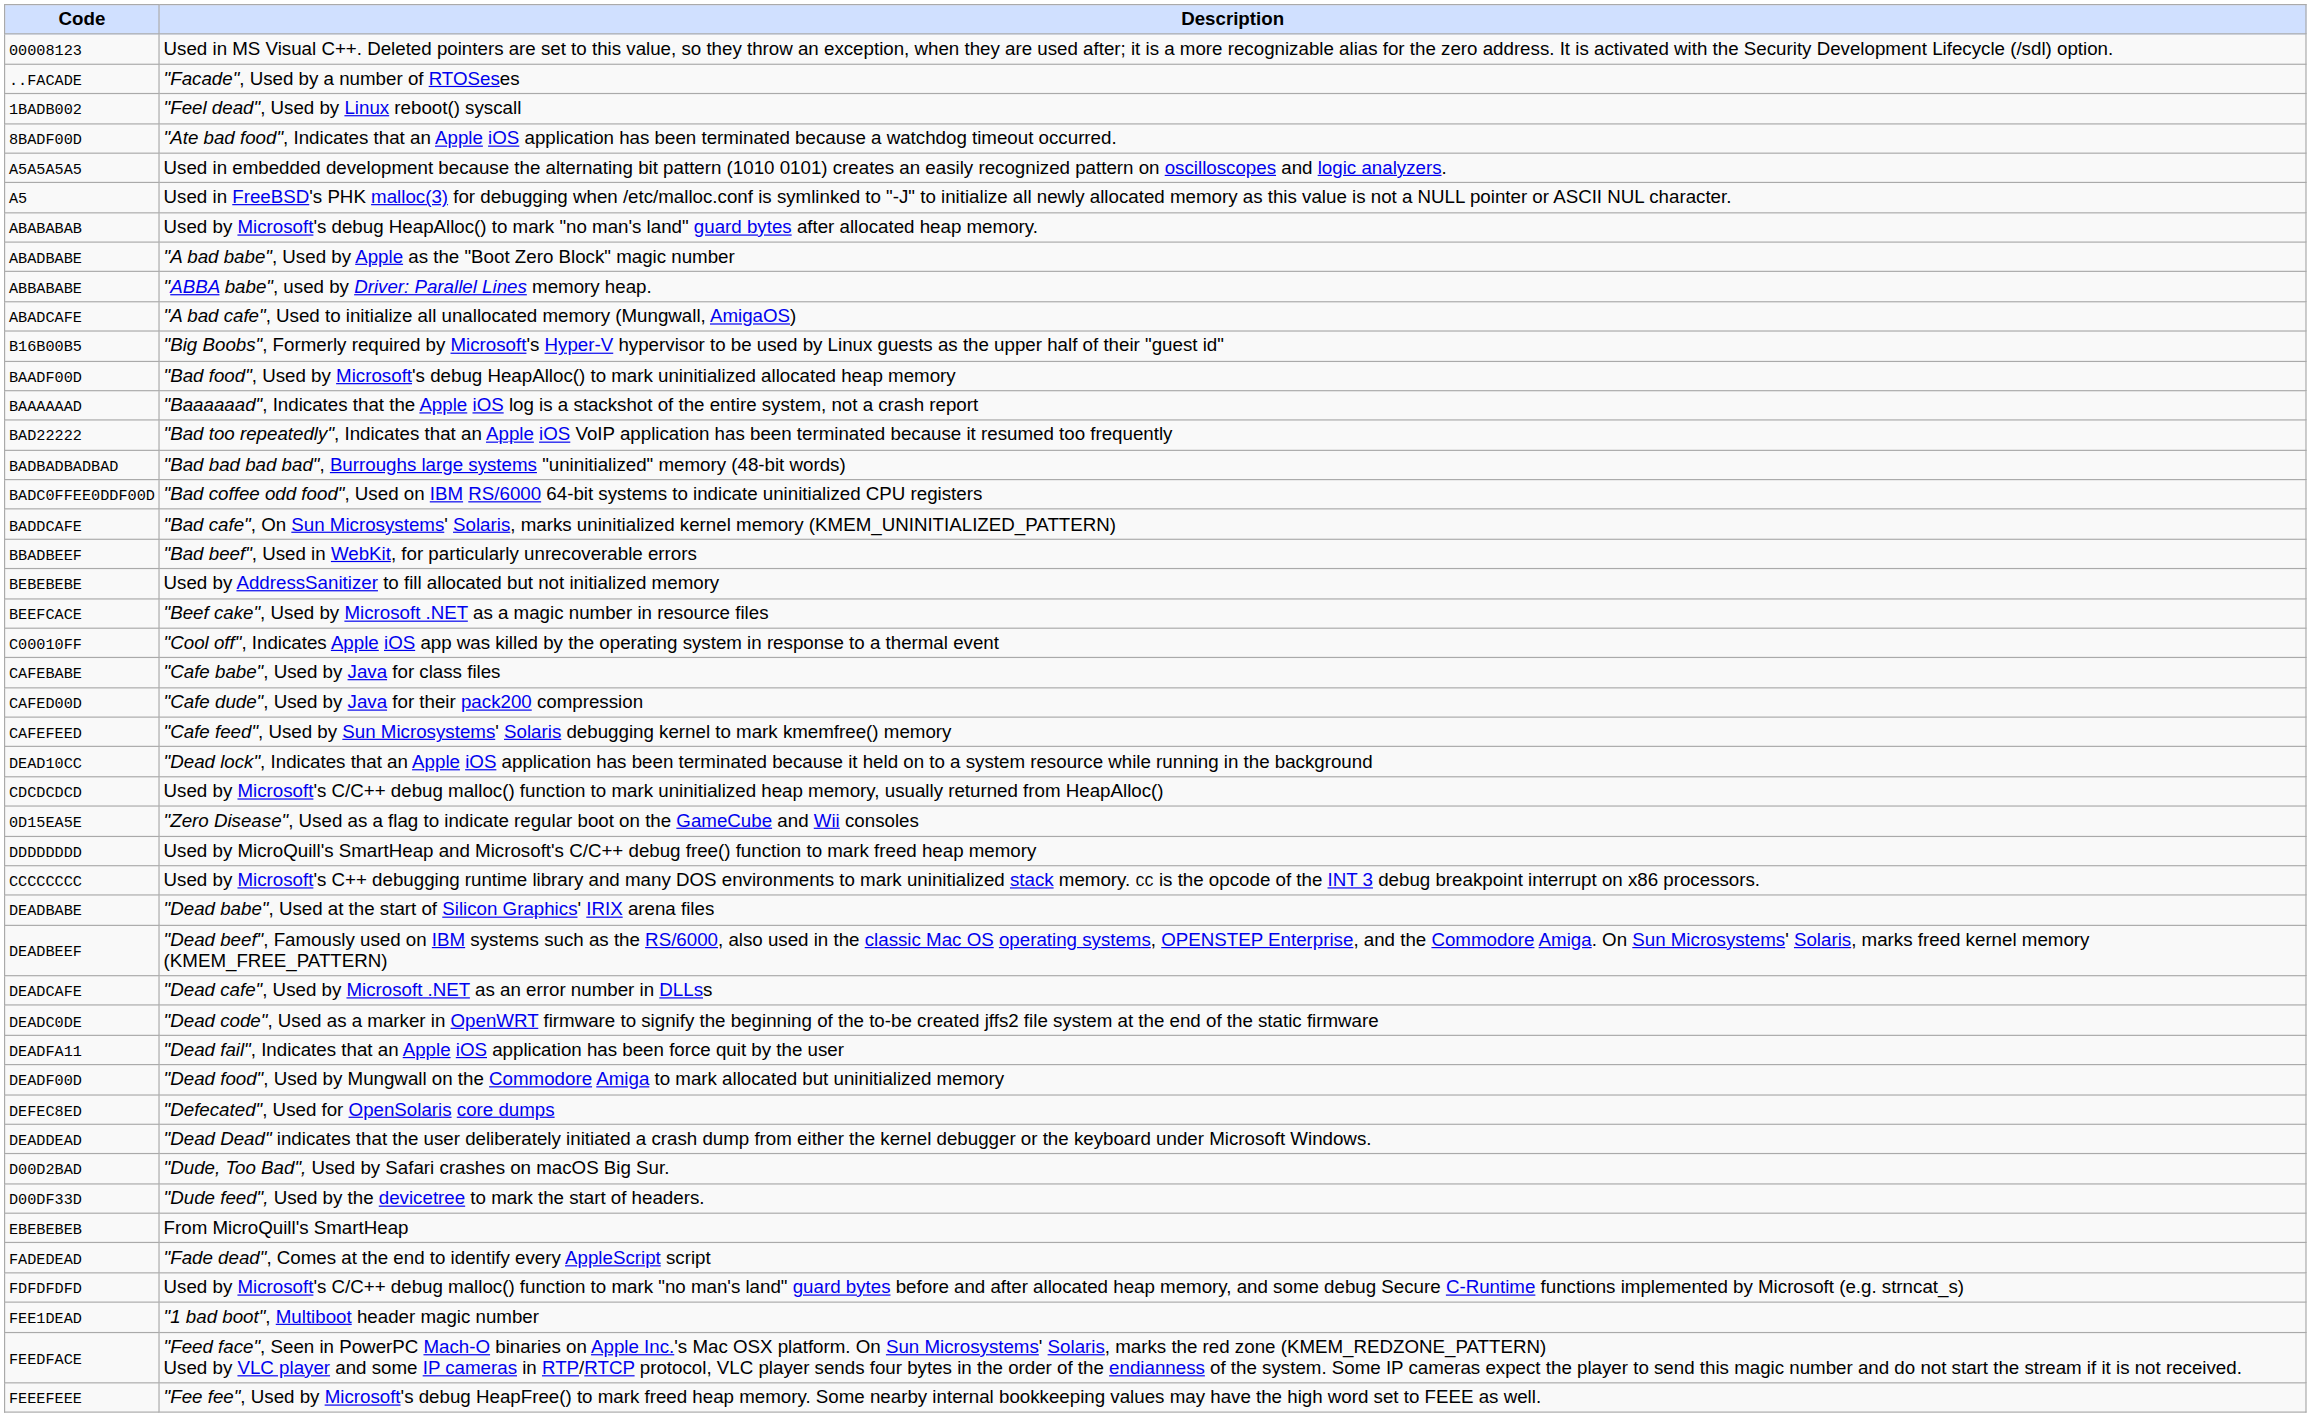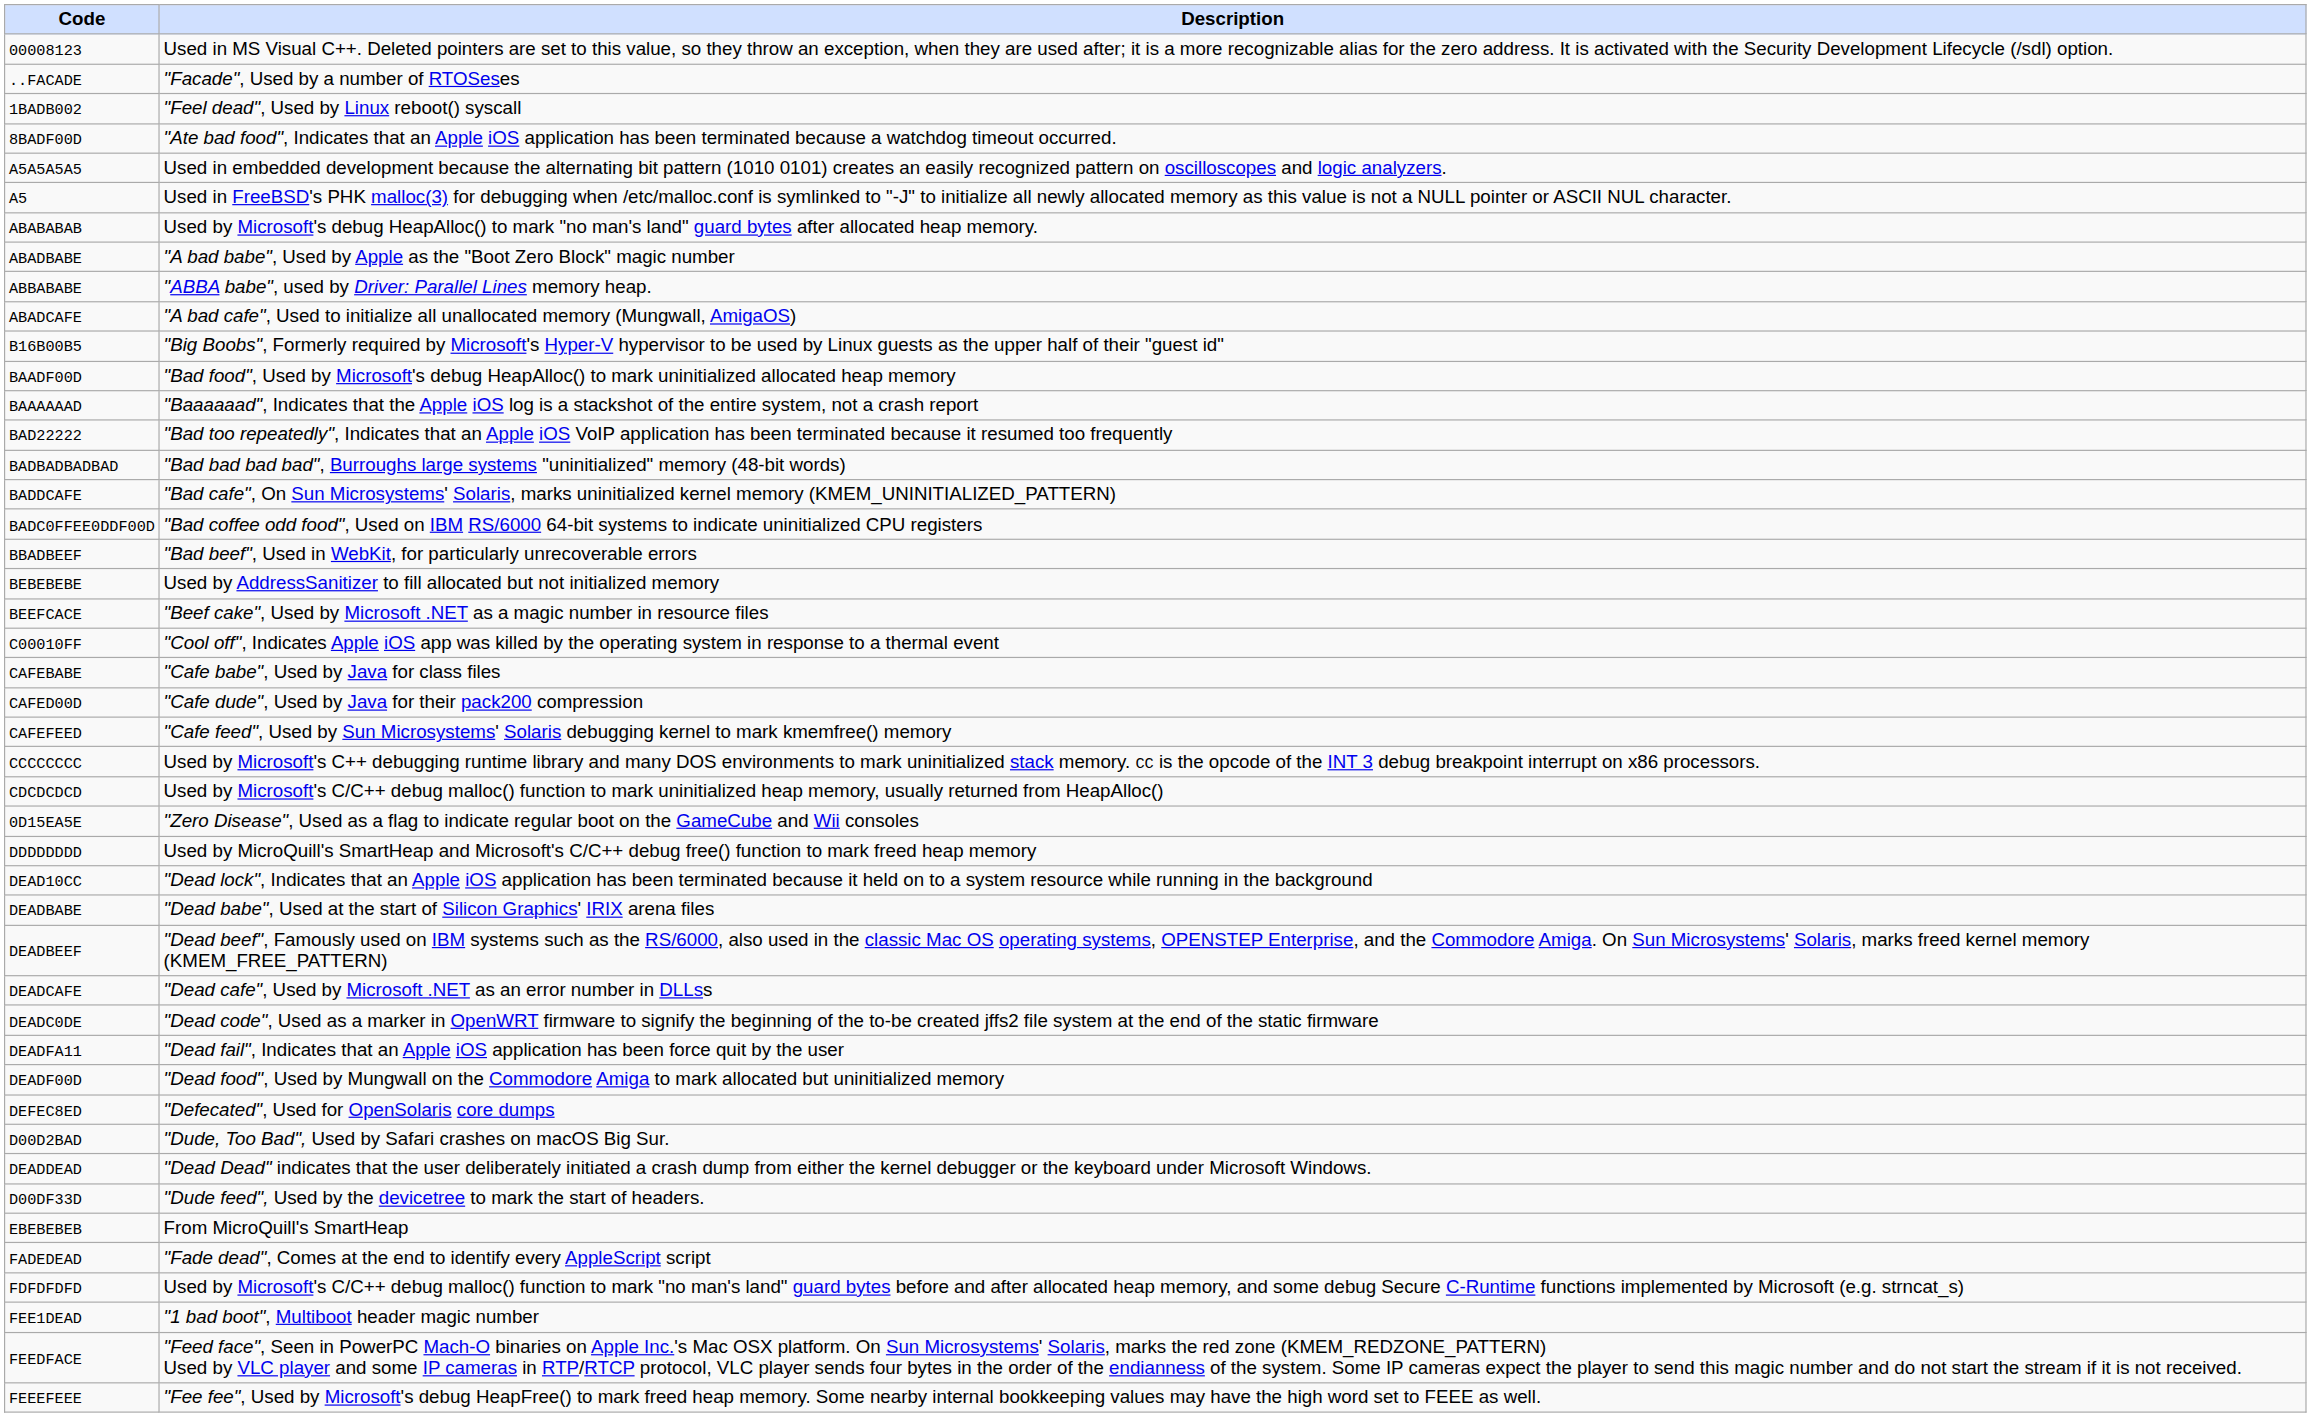rows swapped: (82, 496) <-> (45, 526)
rows swapped: (45, 882) <-> (45, 763)
rows swapped: (45, 1141) <-> (45, 1170)
